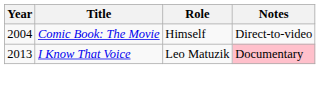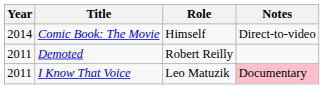(20, 34) 2004 -> (20, 34) 2014
+ row: (61, 53)
(20, 53) 2013 -> (20, 73) 2011
